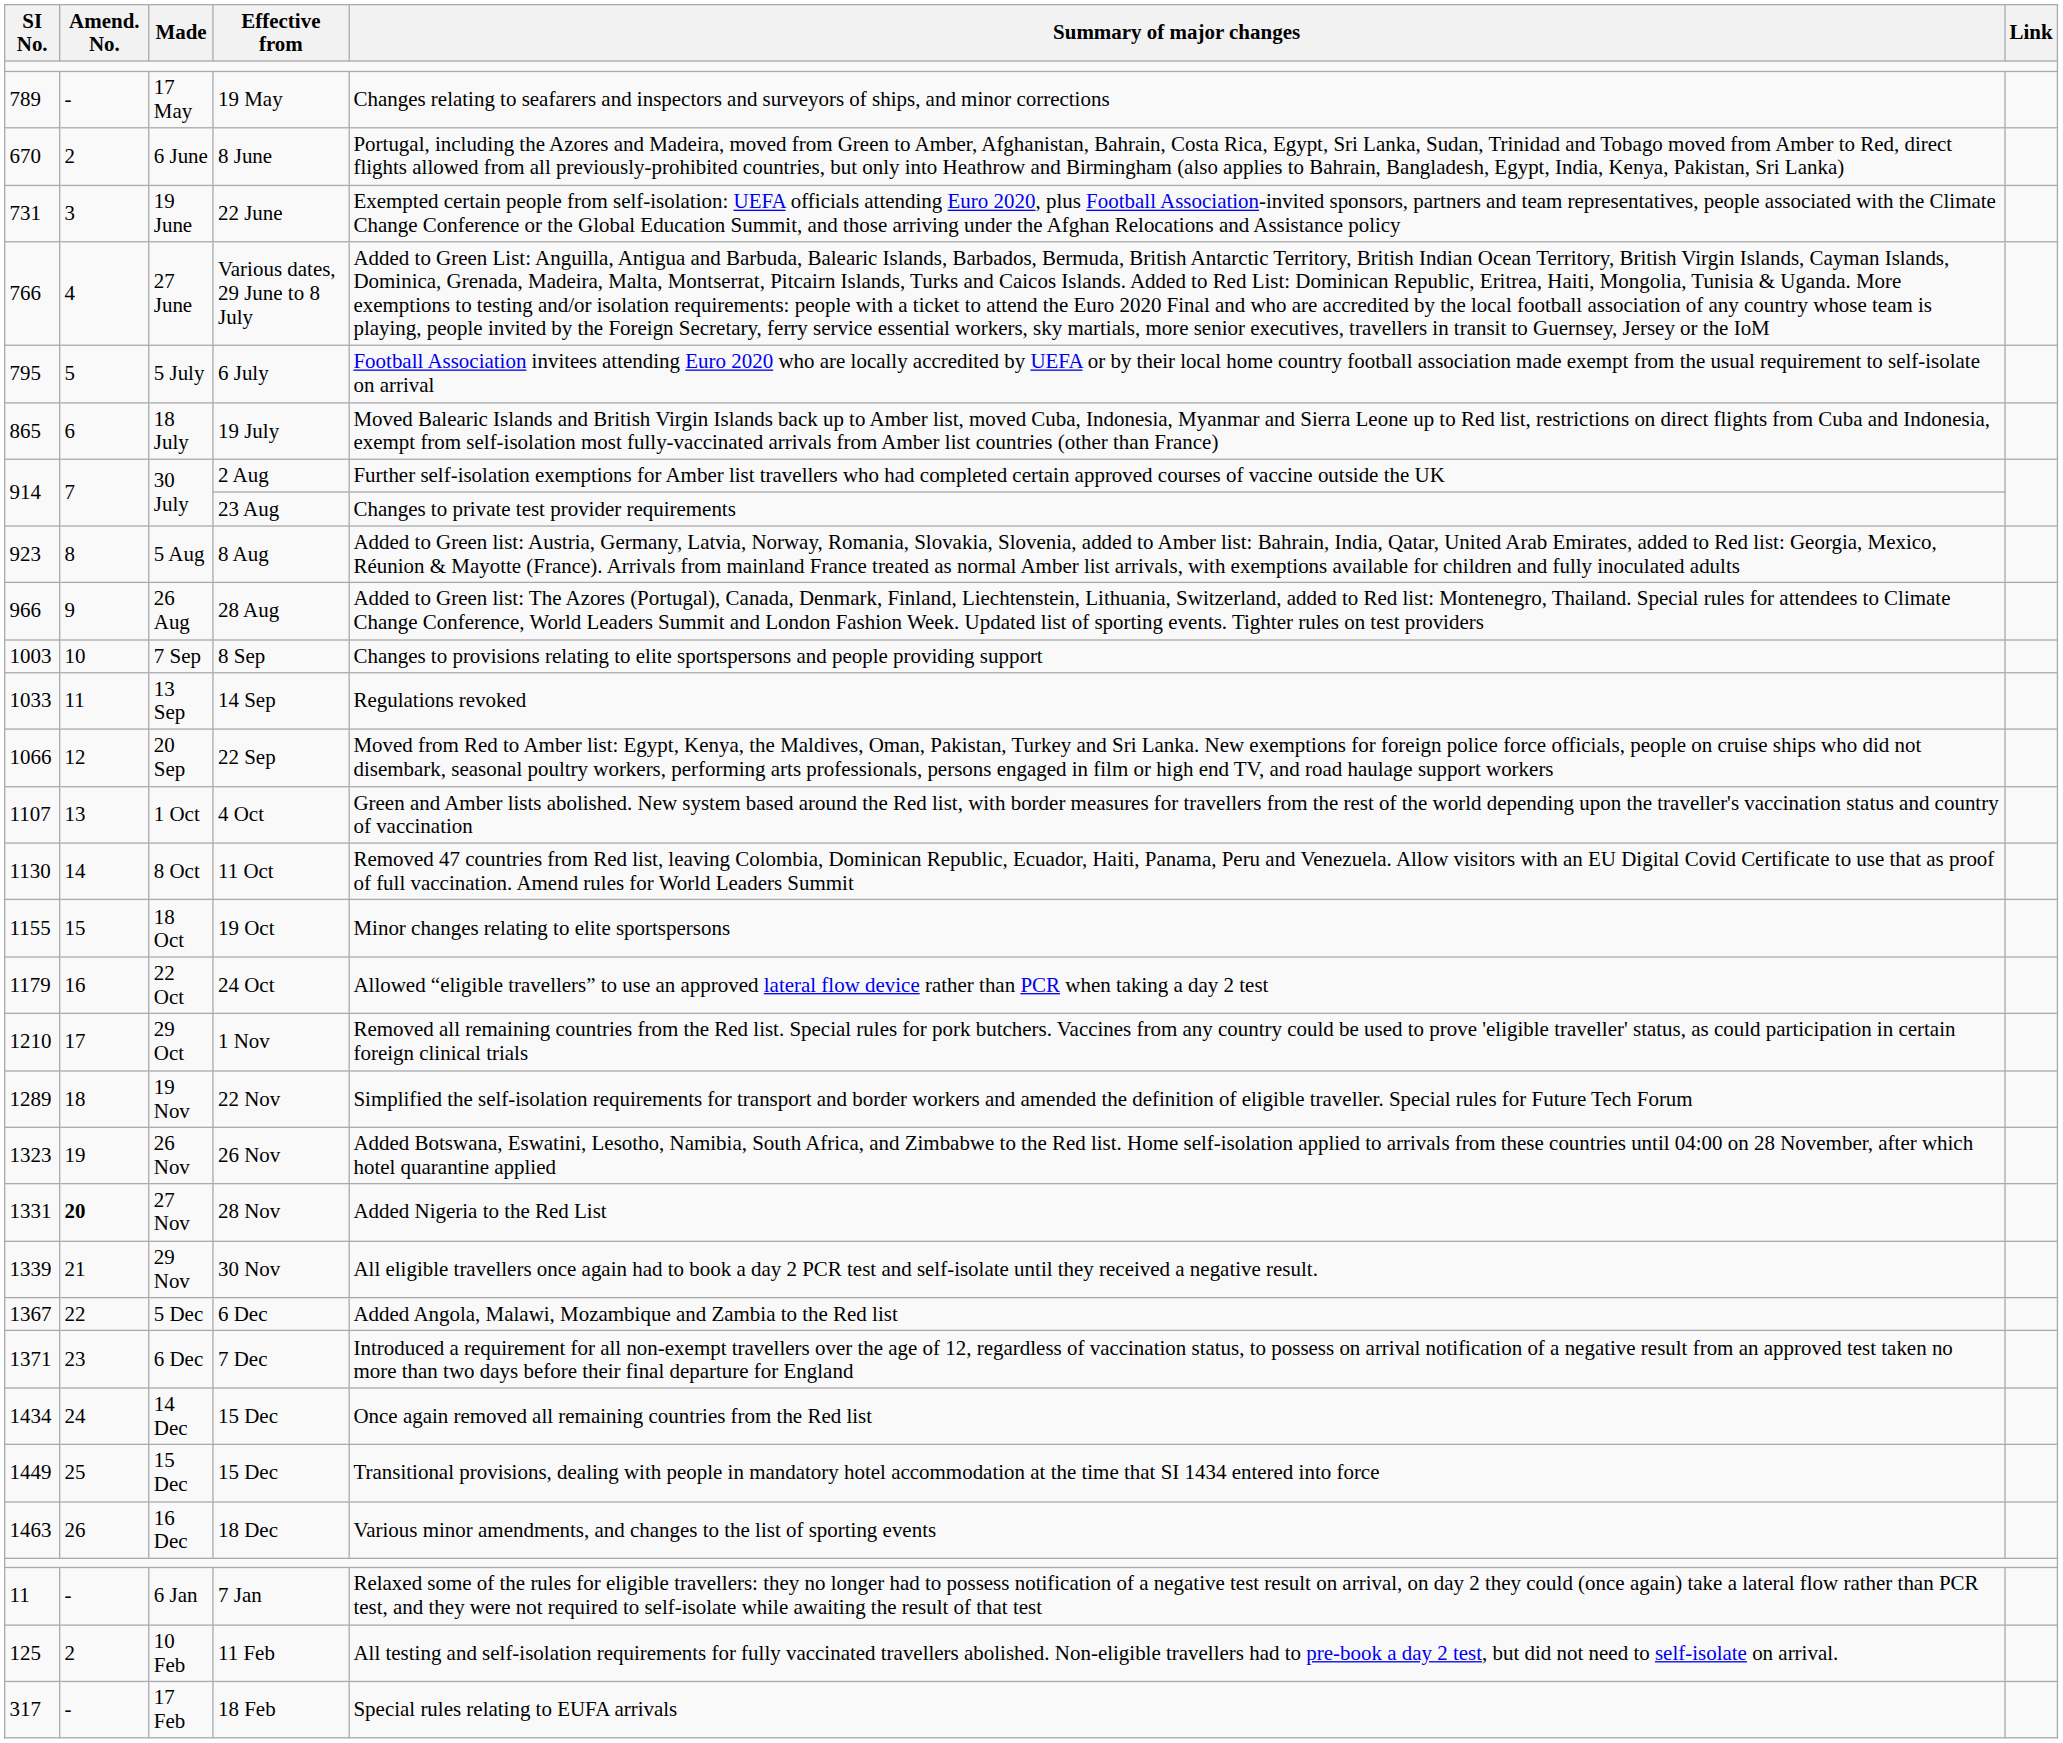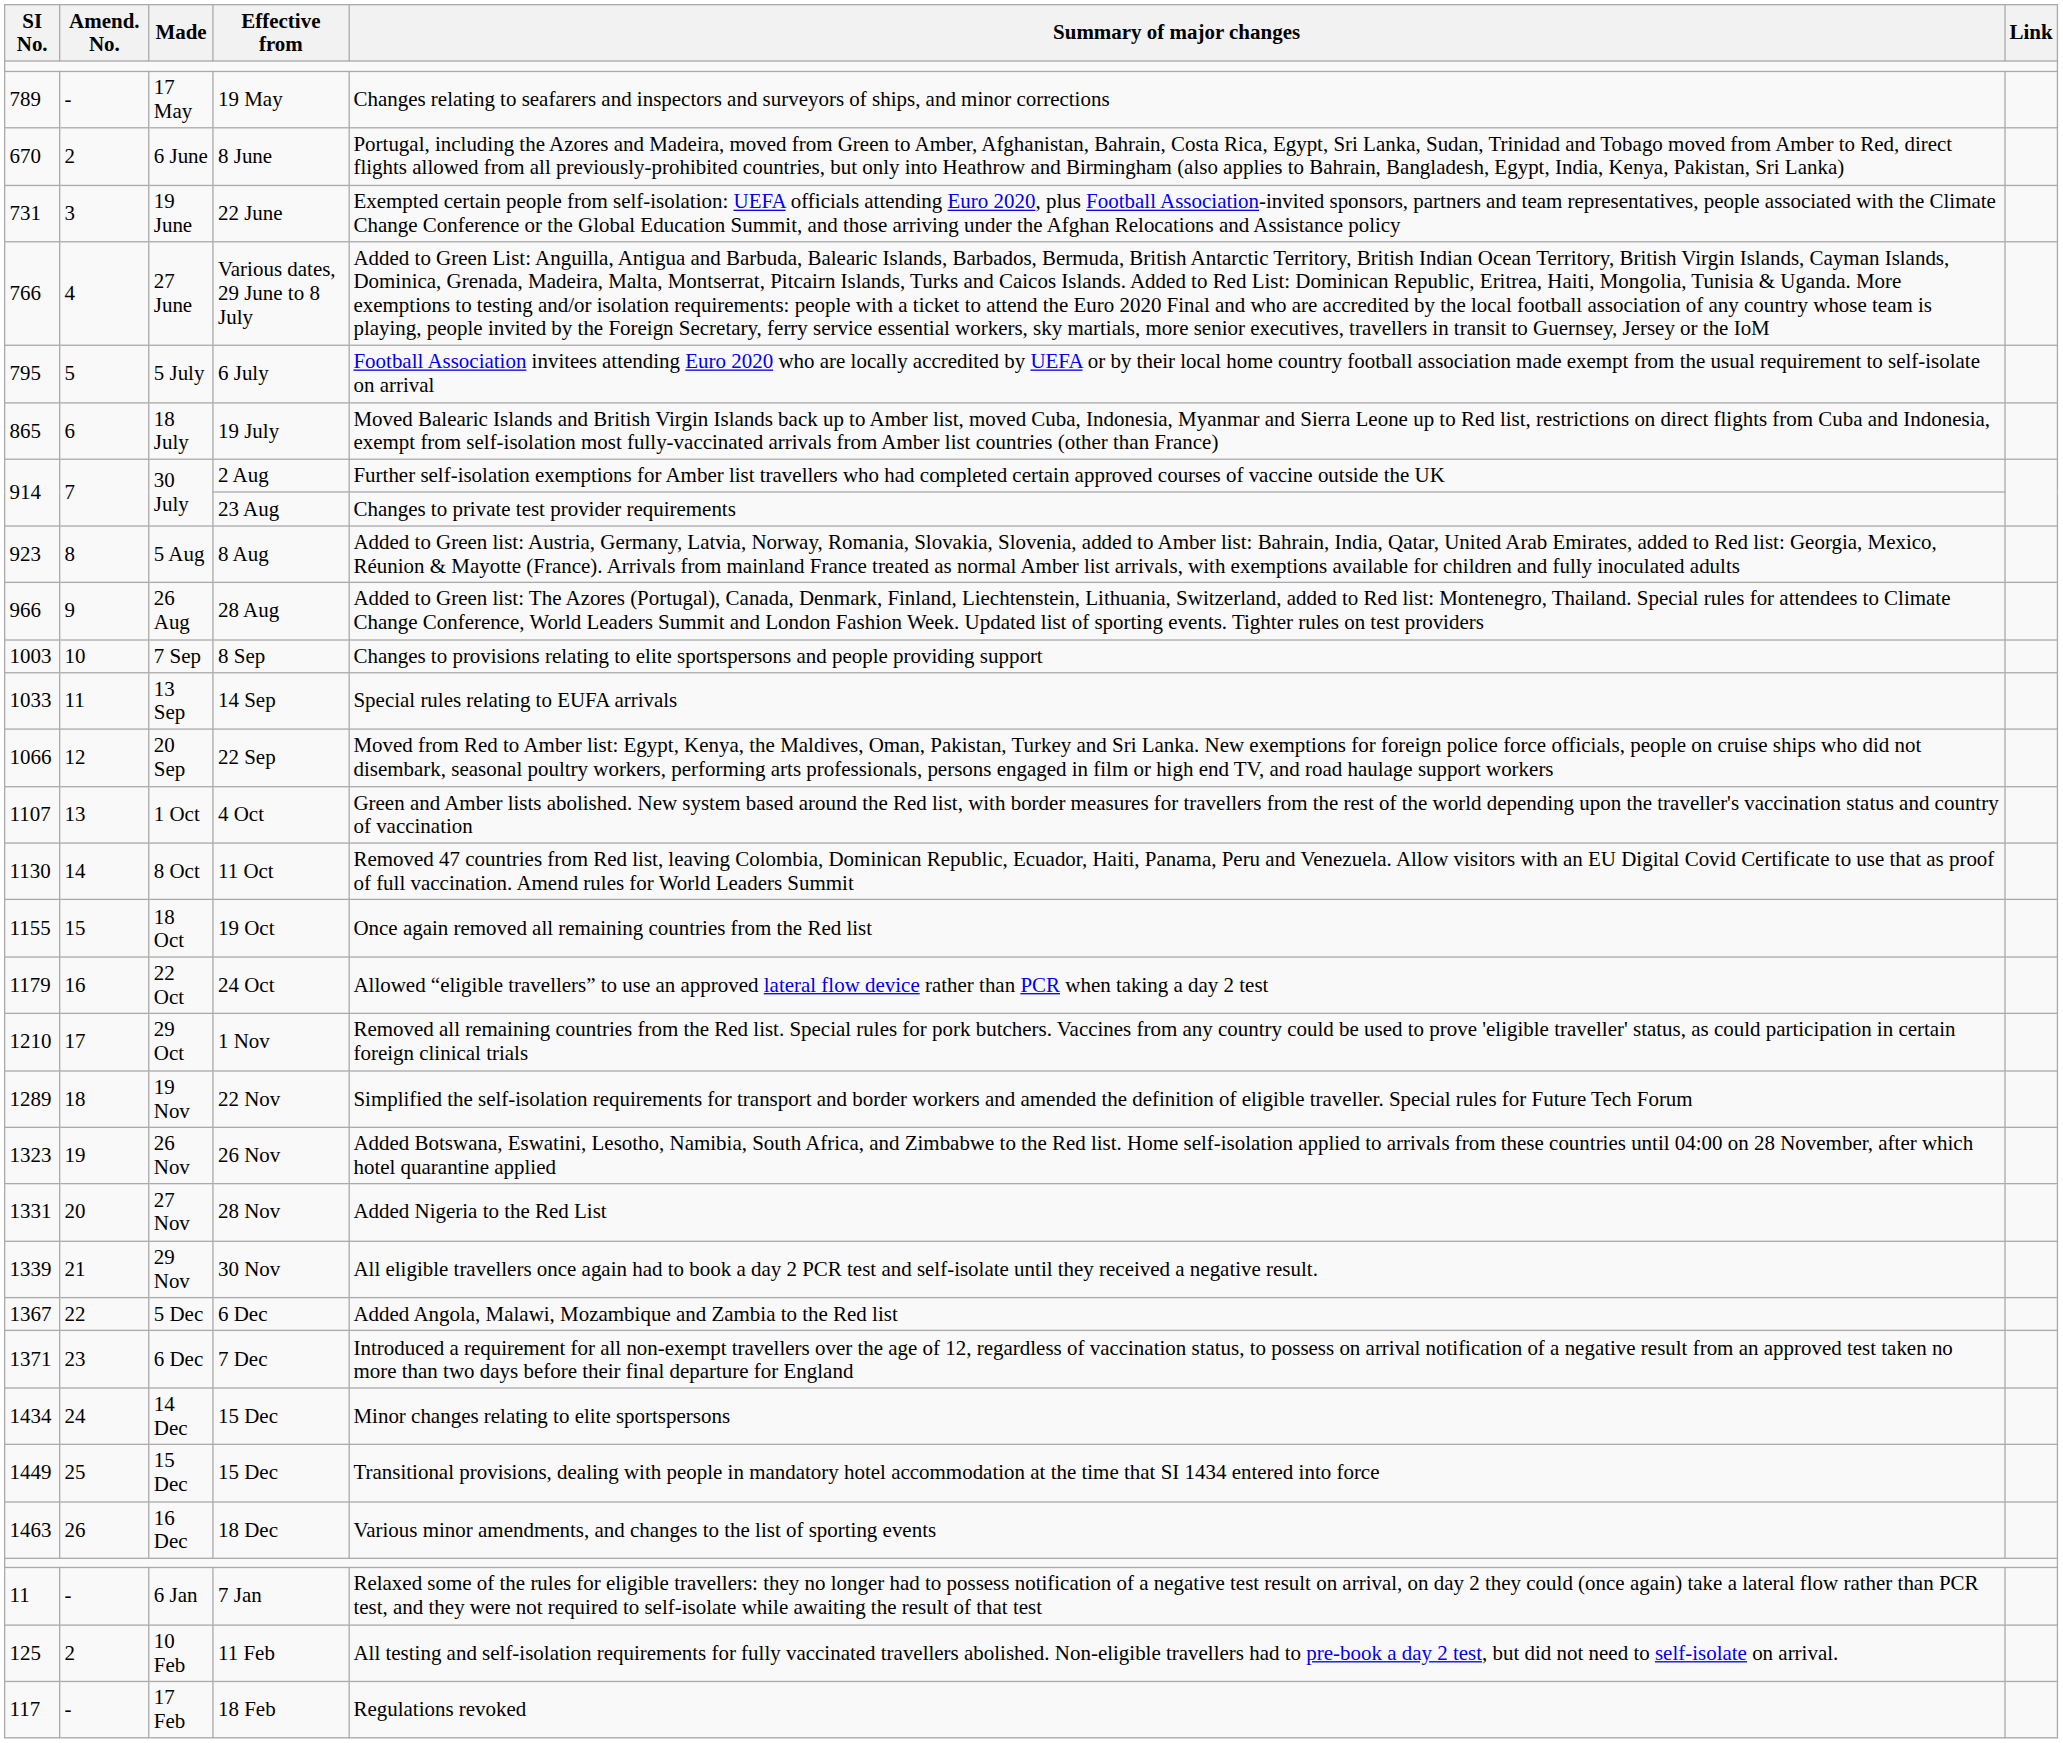(440, 700) Regulations revoked -> (515, 700) Special rules relating to EUFA arrivals
(542, 928) Minor changes relating to elite sportspersons -> (613, 928) Once again removed all remaining countries from the Red list
(75, 1212) bold -> (75, 1212) normal
(613, 1415) Once again removed all remaining countries from the Red list -> (542, 1415) Minor changes relating to elite sportspersons
(25, 1709) 317 -> (25, 1709) 117
(515, 1709) Special rules relating to EUFA arrivals -> (440, 1709) Regulations revoked
